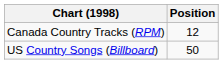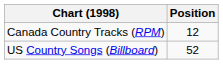(193, 50) 50 -> (193, 50) 52
